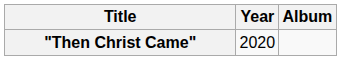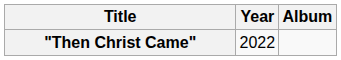(257, 42) 2020 -> (257, 42) 2022
